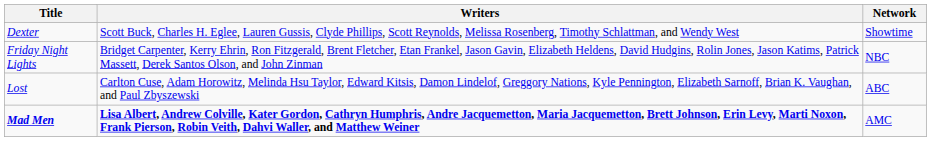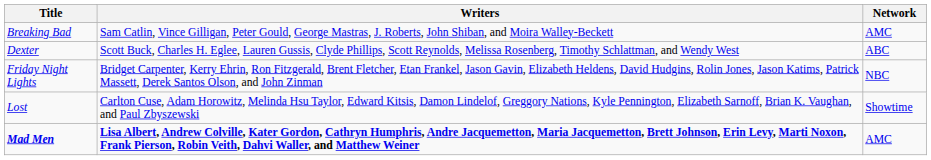+ row: (39, 32)
(889, 32) Showtime -> (877, 50) ABC
(877, 89) ABC -> (889, 107) Showtime
